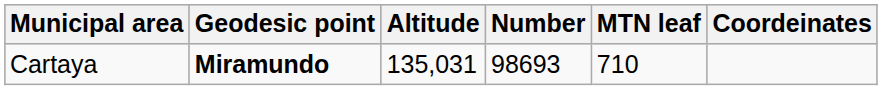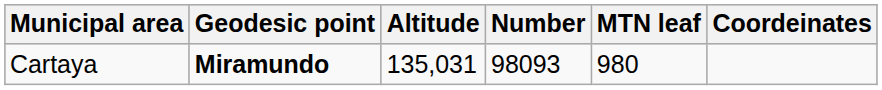(526, 63) 98693 -> (526, 63) 98093
(618, 63) 710 -> (618, 63) 980
